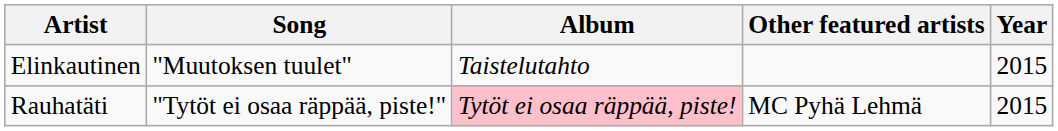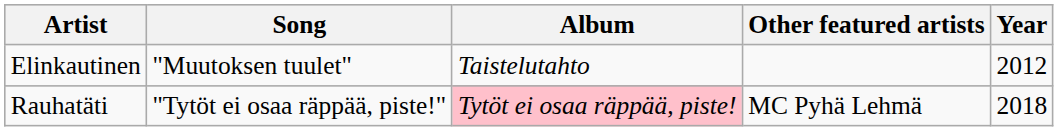(1022, 65) 2015 -> (1022, 65) 2012
(1022, 105) 2015 -> (1022, 105) 2018
